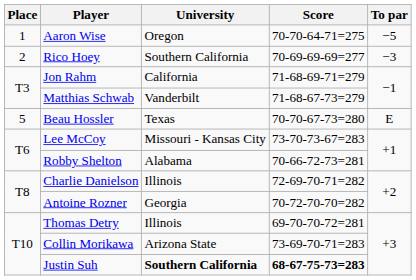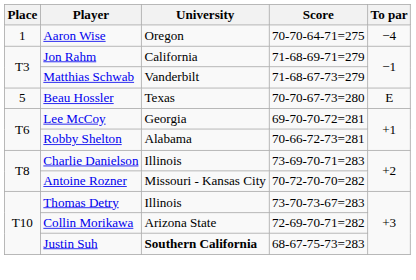(389, 35) −5 -> (389, 35) −4
- row: (72, 56)
(205, 139) Missouri - Kansas City -> (166, 118) Georgia
(318, 139) 73-70-73-67=283 -> (318, 118) 69-70-70-72=281
(318, 181) 72-69-70-71=282 -> (318, 160) 73-69-70-71=283
(166, 202) Georgia -> (205, 181) Missouri - Kansas City
(318, 222) 69-70-70-72=281 -> (318, 202) 73-70-73-67=283
(318, 243) 73-69-70-71=283 -> (318, 222) 72-69-70-71=282
(318, 264) bold -> (318, 243) normal
